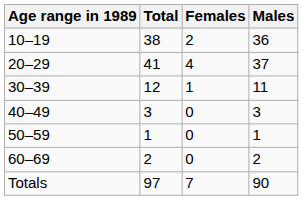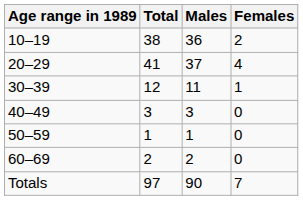columns swapped: (273, 16) <-> (215, 16)
